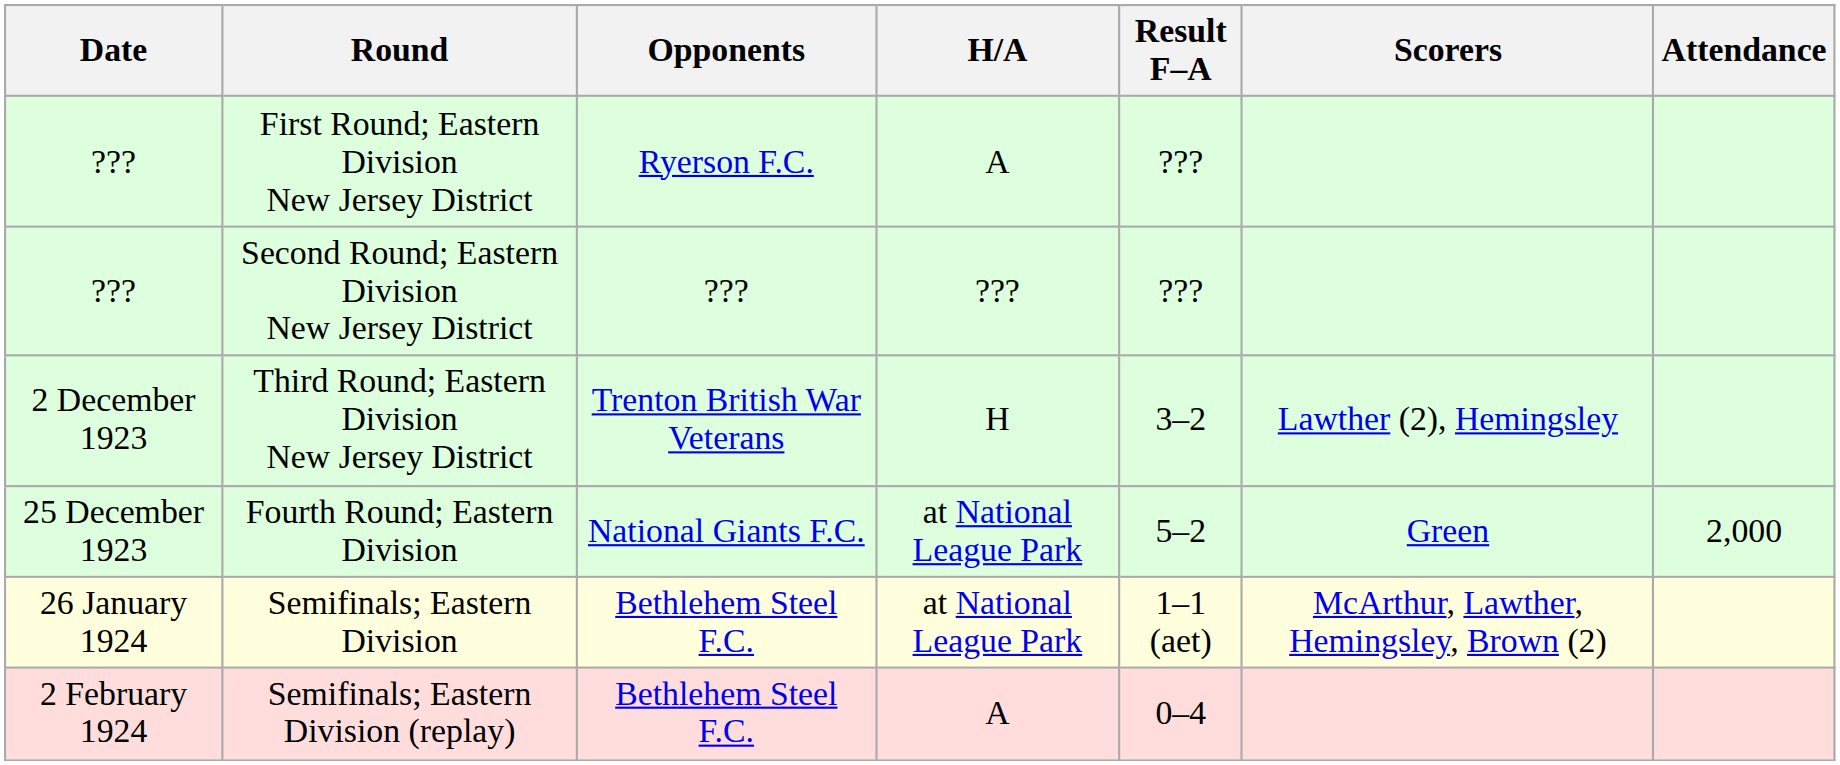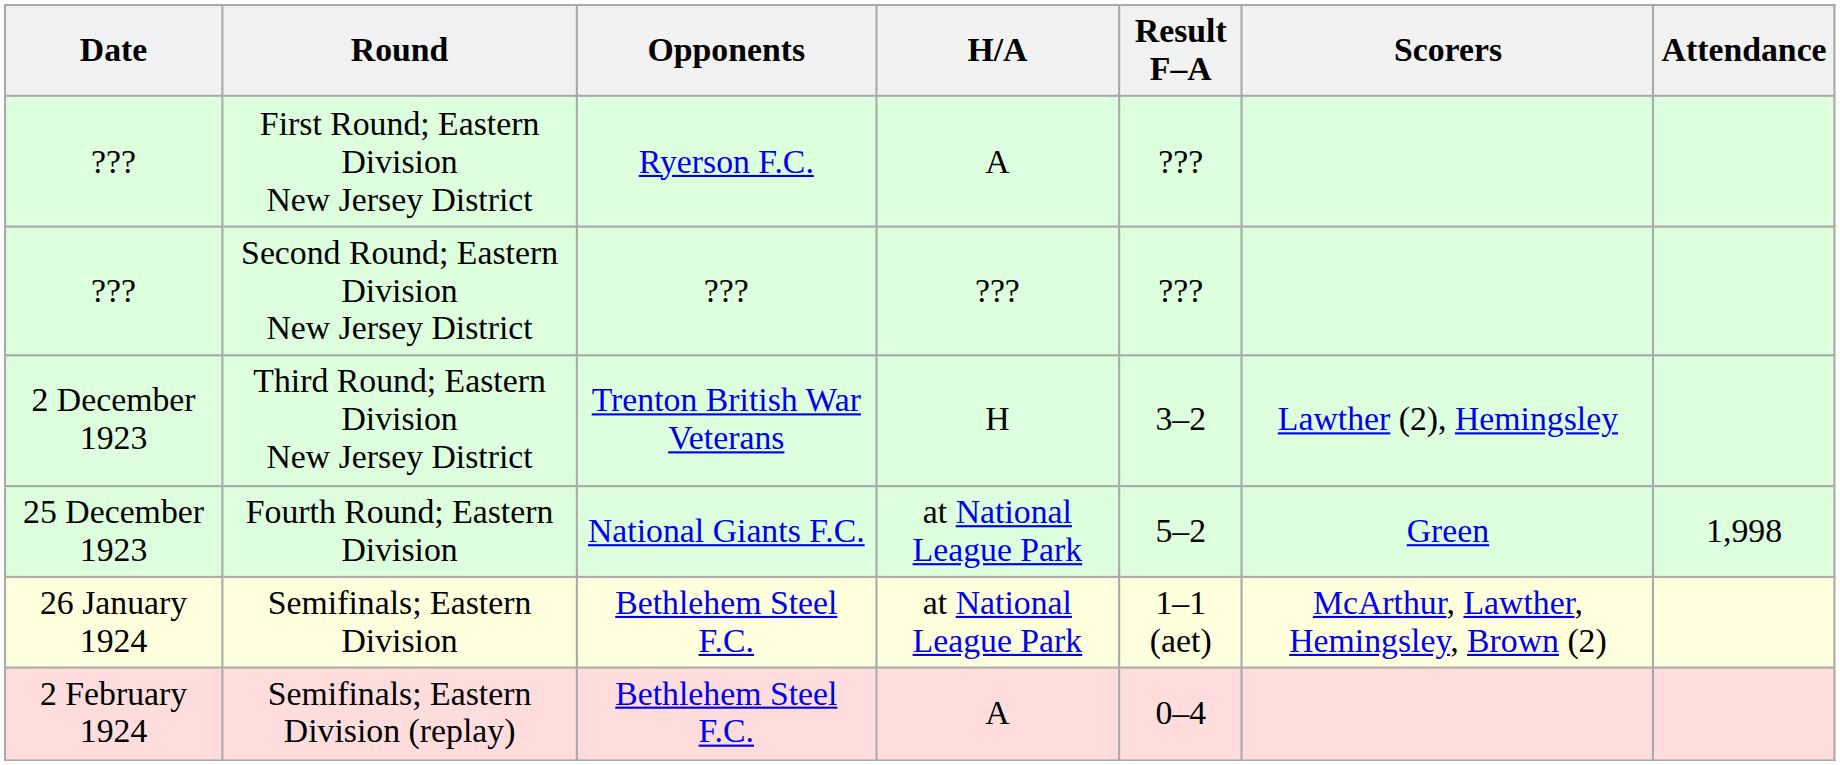(1744, 530) 2,000 -> (1744, 530) 1,998
